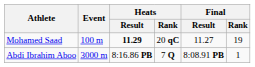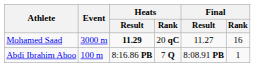(92, 40) 100 m -> (94, 40) 3000 m
(238, 40) 19 -> (238, 40) 16
(94, 55) 3000 m -> (92, 55) 100 m
